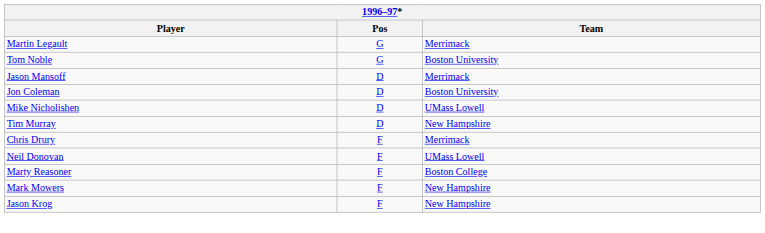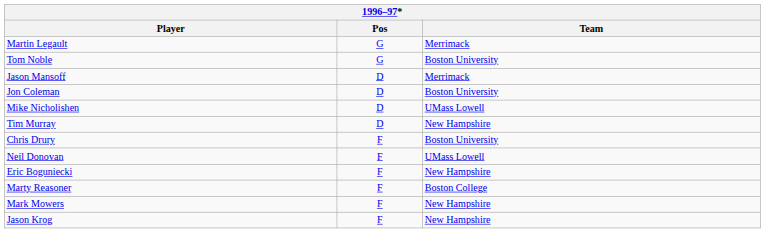(447, 140) Merrimack -> (462, 140) Boston University
+ row: (40, 172)
